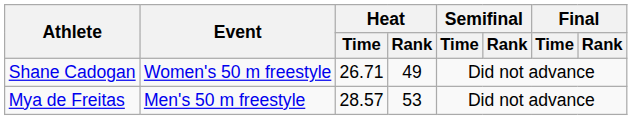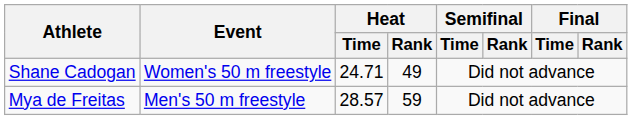(362, 73) 26.71 -> (362, 73) 24.71
(412, 101) 53 -> (412, 101) 59
